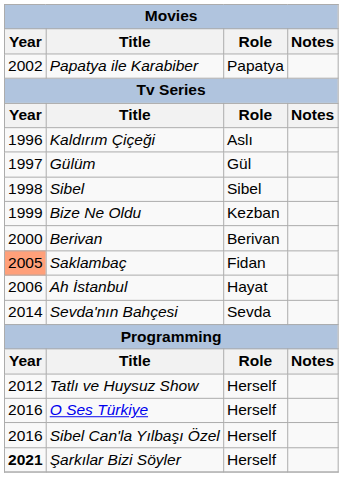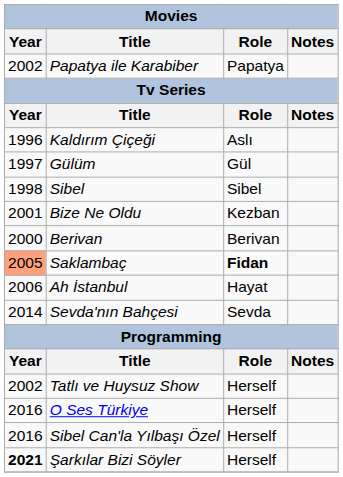(25, 213) 1999 -> (25, 213) 2001
(246, 262) normal -> (248, 262) bold
(25, 386) 2012 -> (25, 386) 2002
